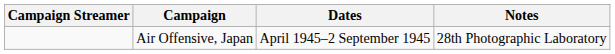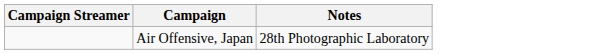- column: (345, 15)
